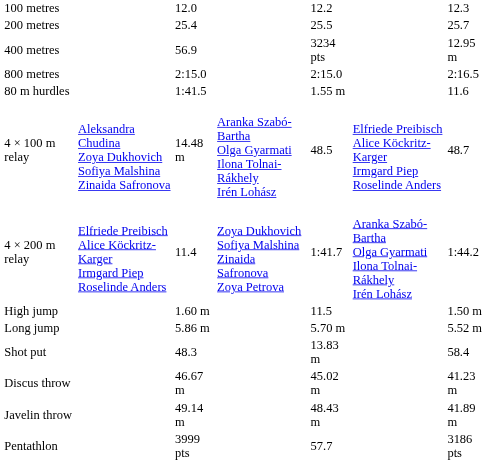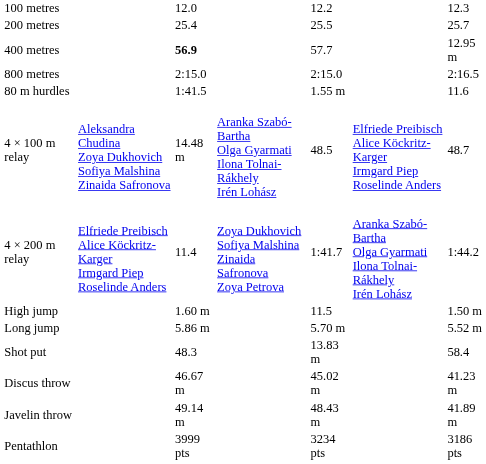(186, 49) normal -> (186, 49) bold
(323, 49) 3234 pts -> (322, 49) 57.7
(322, 446) 57.7 -> (323, 446) 3234 pts
